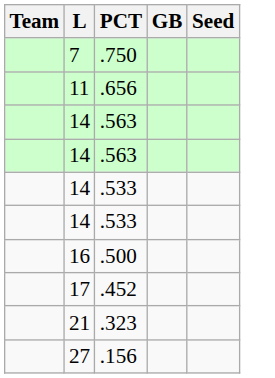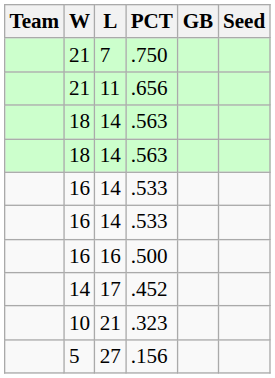+ column: (80, 21)
